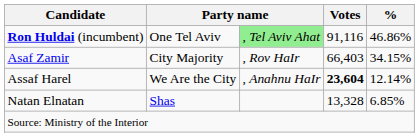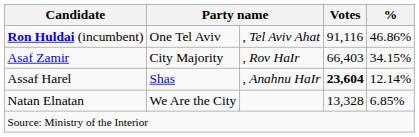(281, 36) lightgreen background -> (281, 36) no background
(193, 79) We Are the City -> (162, 79) Shas
(162, 100) Shas -> (193, 100) We Are the City
